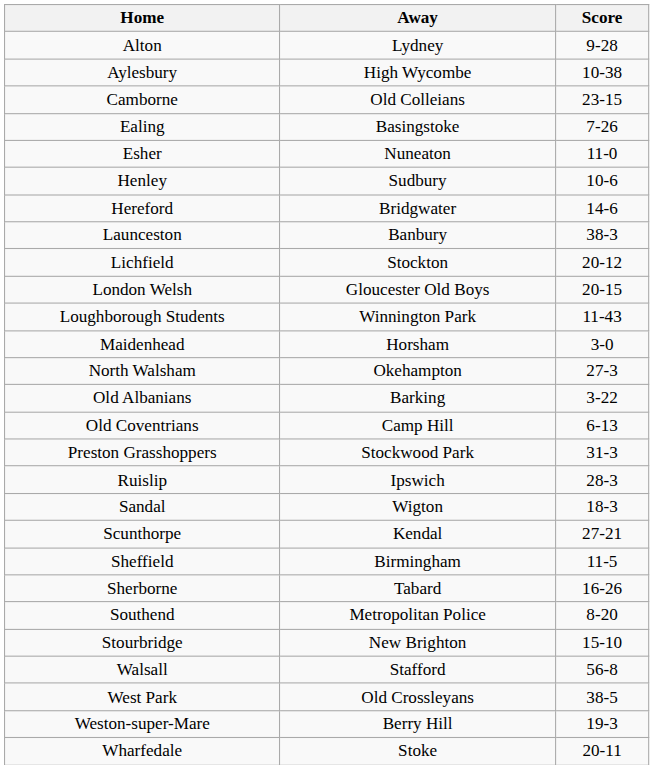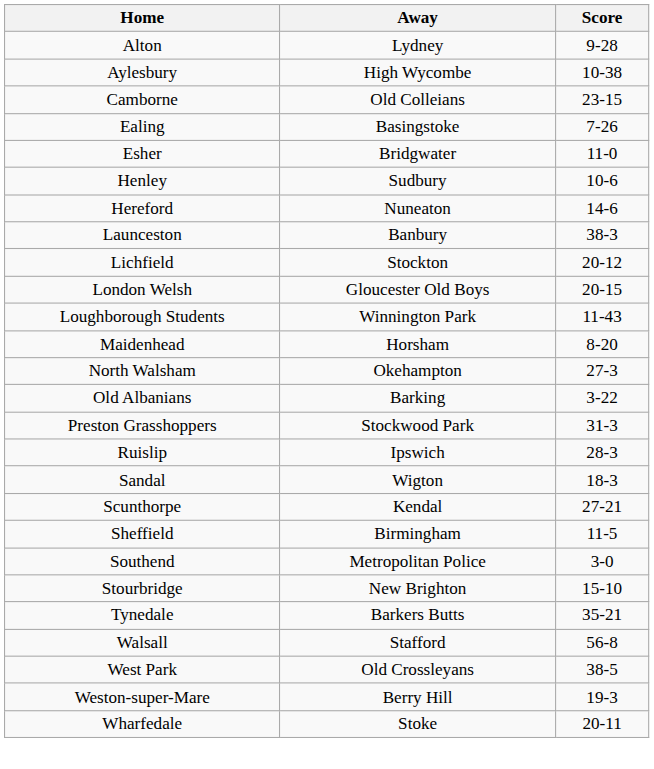(418, 153) Nuneaton -> (418, 153) Bridgwater
(418, 208) Bridgwater -> (418, 208) Nuneaton
(602, 343) 3-0 -> (602, 343) 8-20
- row: (142, 425)
- row: (142, 588)
(602, 615) 8-20 -> (602, 561) 3-0
+ row: (142, 615)
